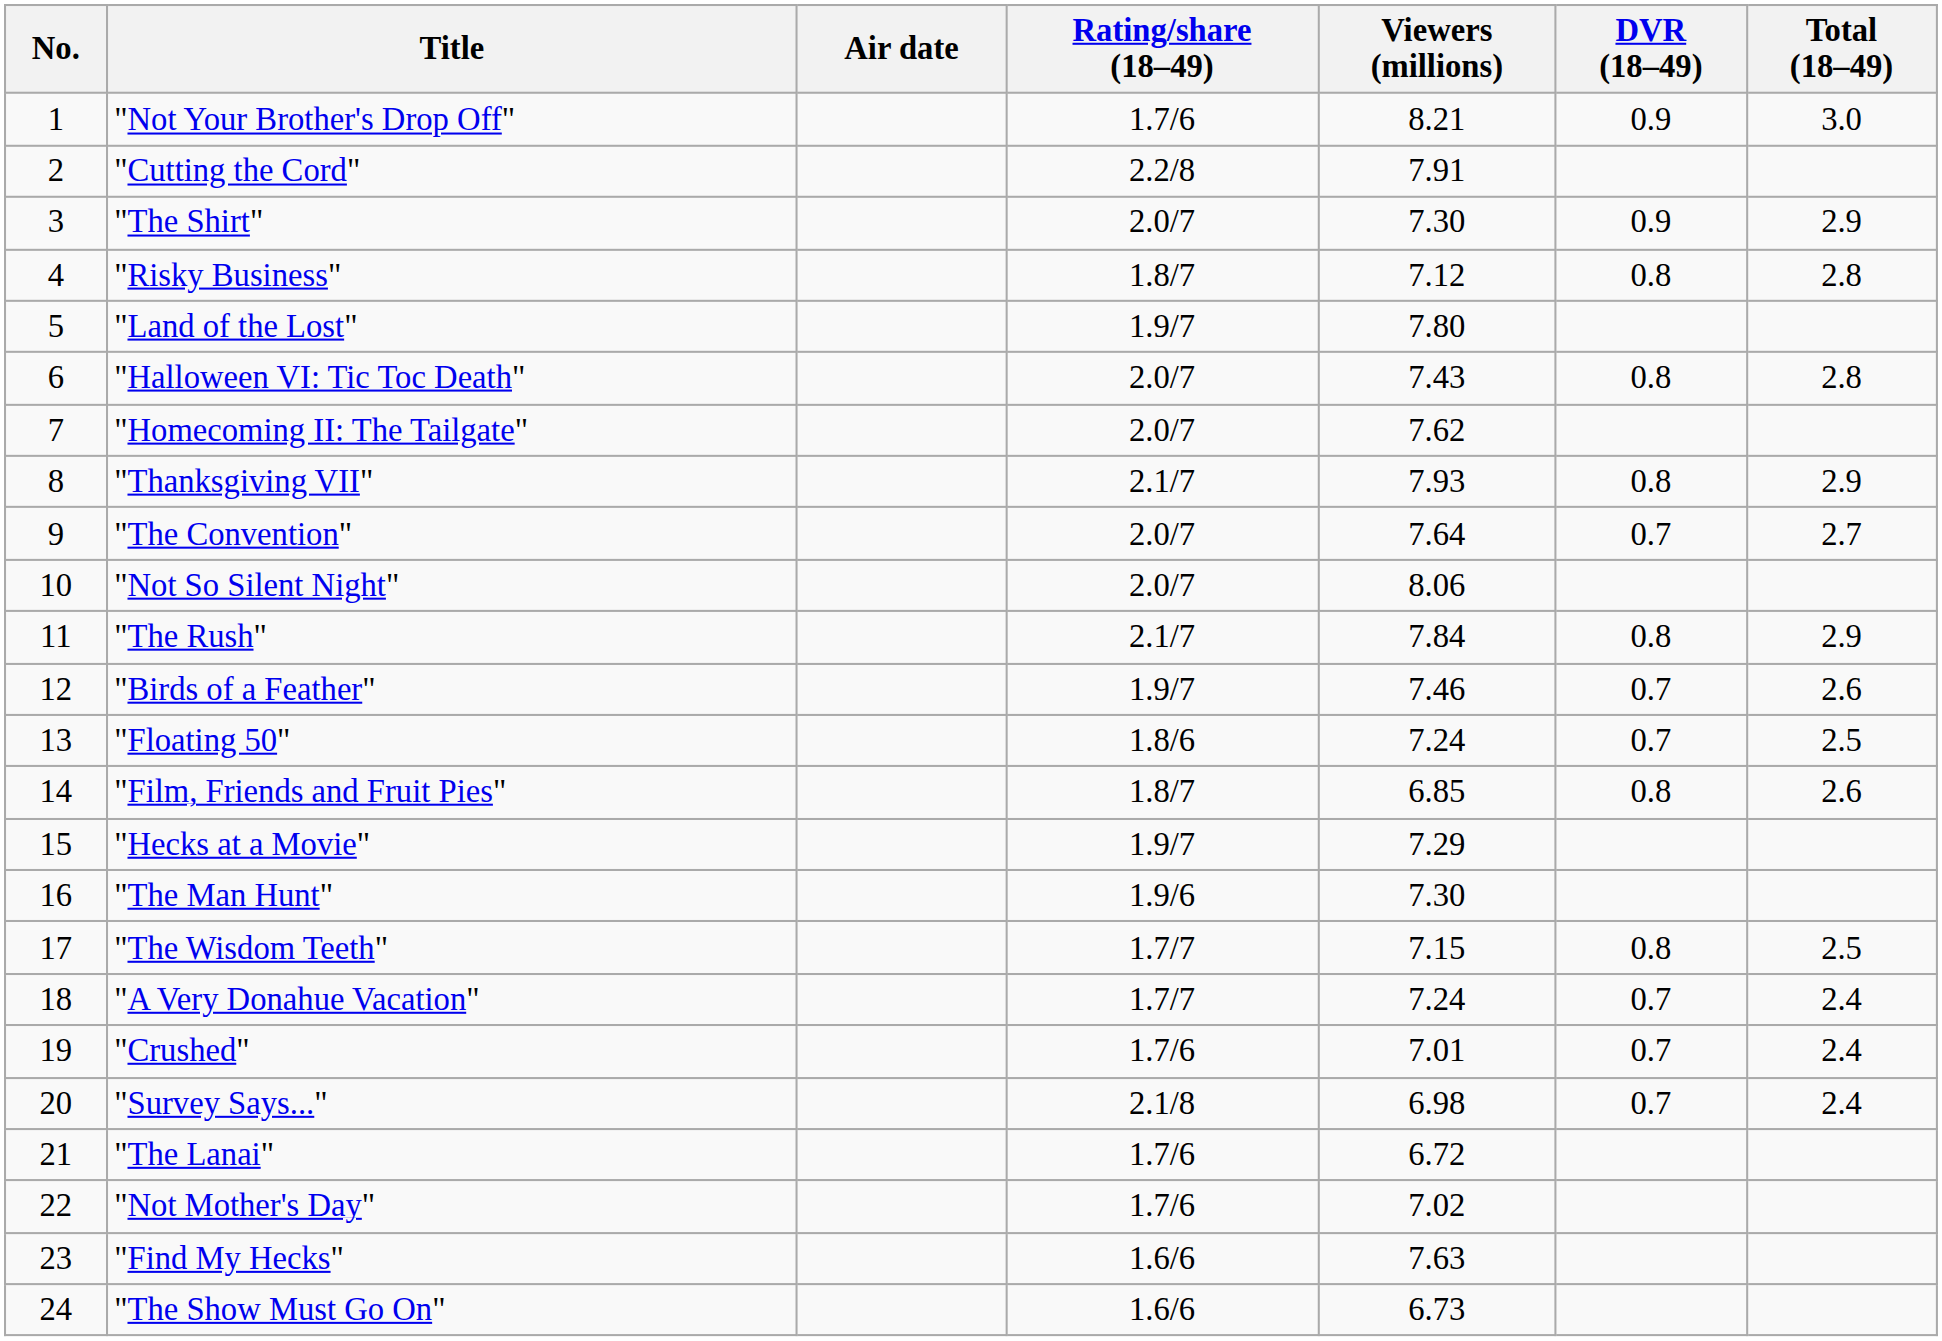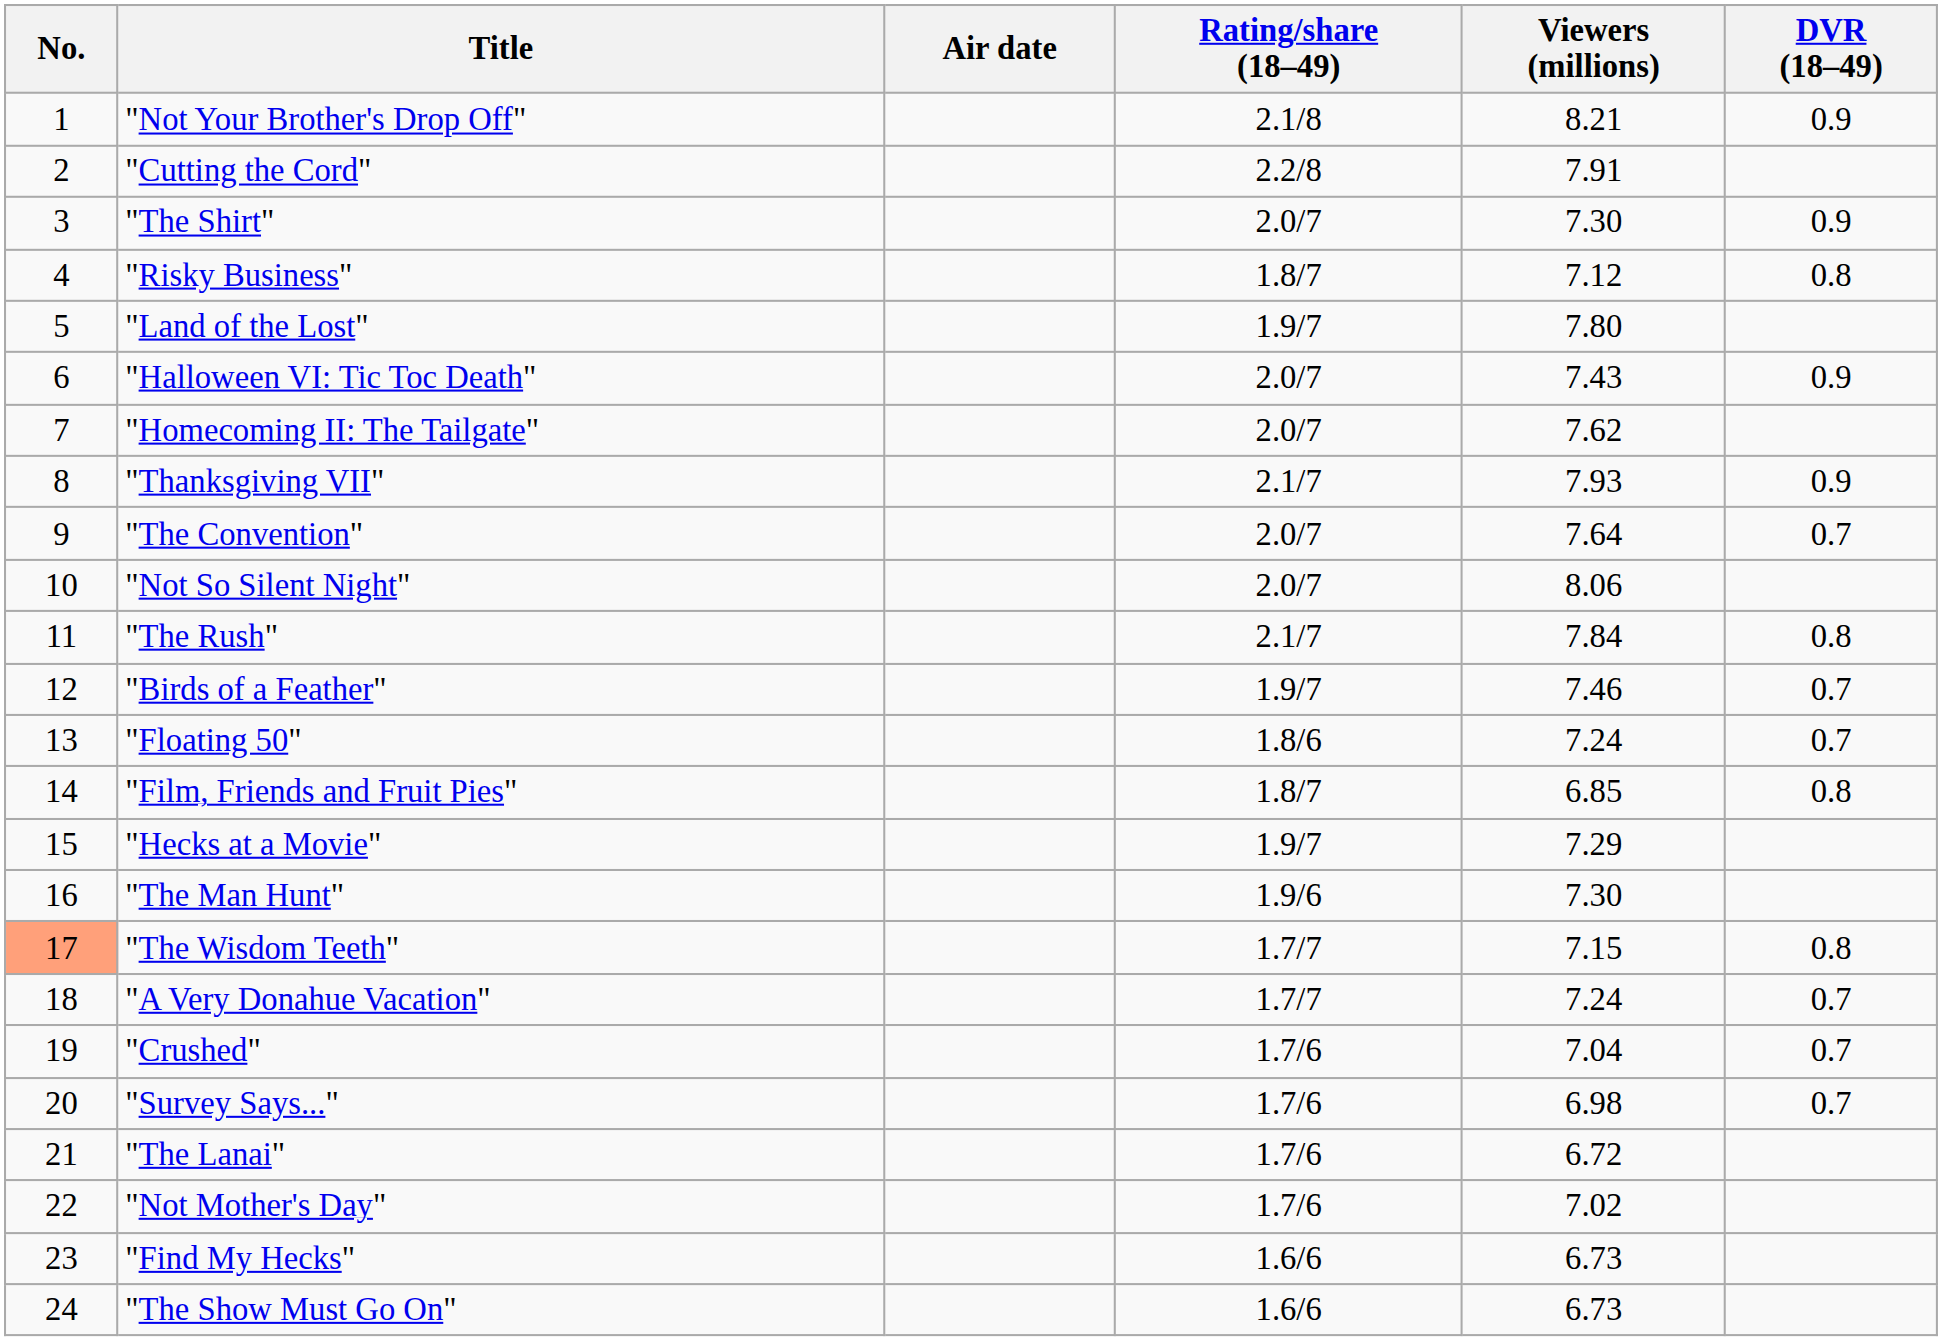- column: (1842, 48)
(1162, 118) 1.7/6 -> (1289, 118) 2.1/8
(1651, 377) 0.8 -> (1831, 377) 0.9
(1651, 481) 0.8 -> (1831, 481) 0.9
(56, 947) no background -> (61, 947) lightsalmon background
(1437, 1050) 7.01 -> (1594, 1050) 7.04
(1162, 1102) 2.1/8 -> (1289, 1102) 1.7/6
(1437, 1257) 7.63 -> (1594, 1257) 6.73
